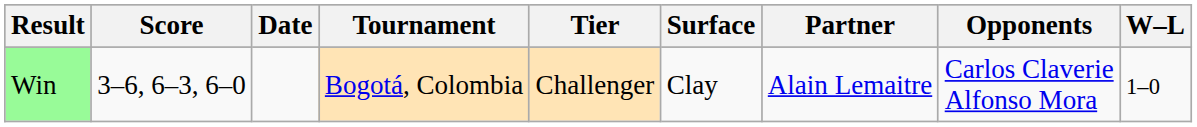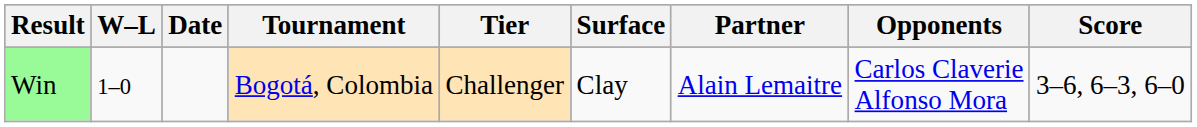columns swapped: (1155, 25) <-> (172, 25)
